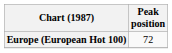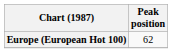(148, 39) 72 -> (148, 39) 62
